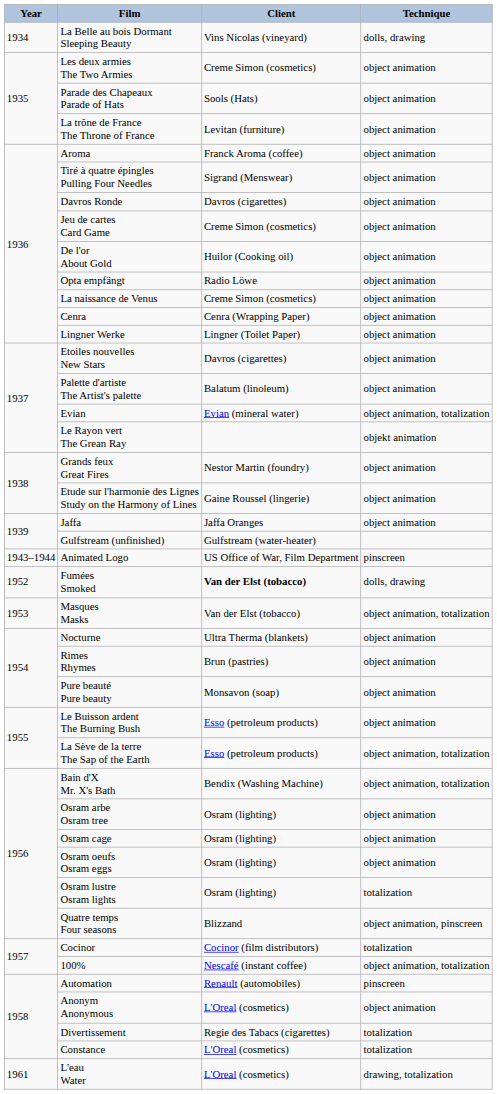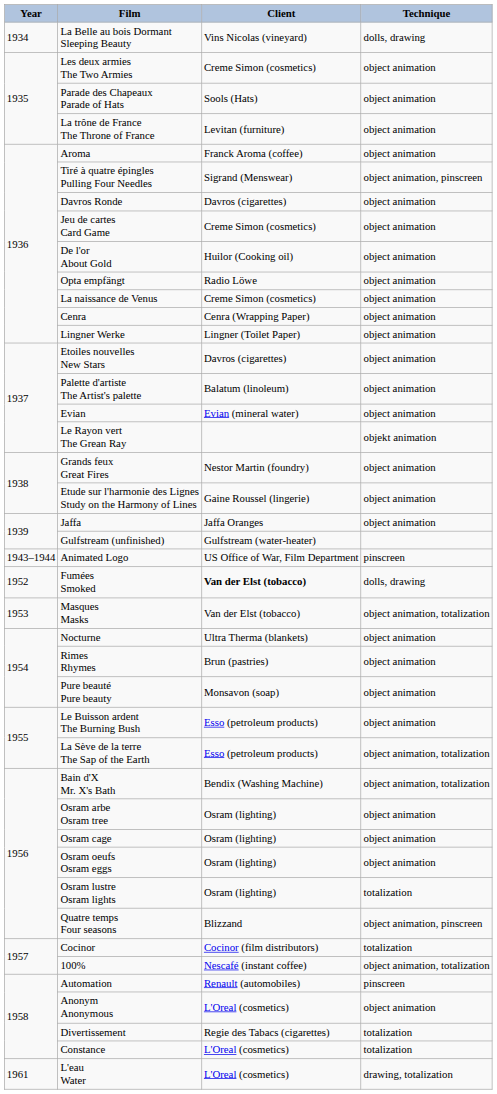(400, 177) object animation -> (423, 177) object animation, pinscreen
(427, 413) object animation, totalization -> (400, 413) object animation
